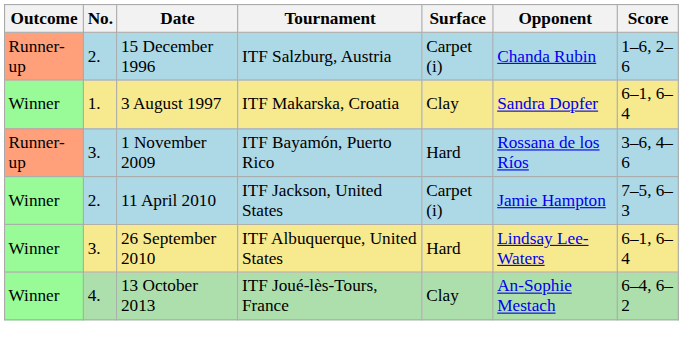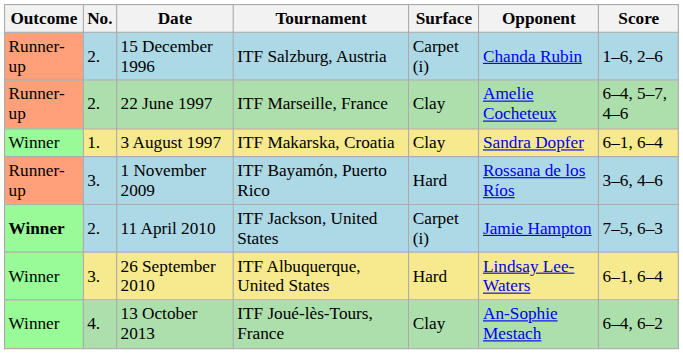+ row: (166, 103)
(34, 199) normal -> (37, 227) bold
